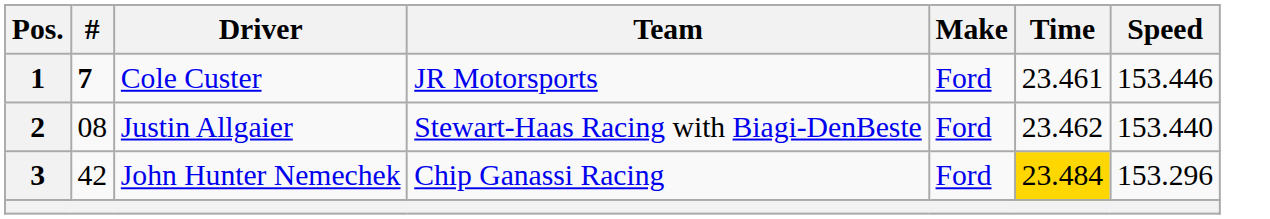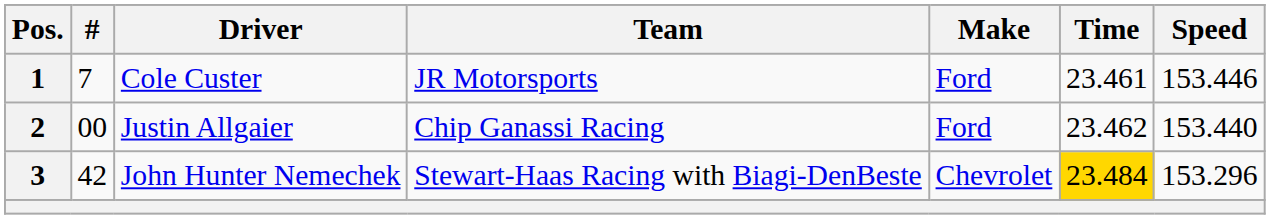(85, 77) bold -> (85, 77) normal
(92, 126) 08 -> (92, 126) 00
(668, 126) Stewart-Haas Racing with Biagi-DenBeste -> (539, 126) Chip Ganassi Racing
(539, 175) Chip Ganassi Racing -> (668, 175) Stewart-Haas Racing with Biagi-DenBeste
(964, 175) Ford -> (994, 175) Chevrolet
